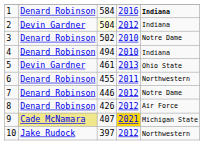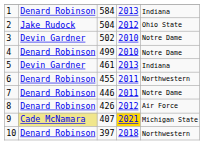(128, 11) 2016 -> (128, 11) 2013
(156, 11) bold -> (156, 11) normal
(53, 25) Devin Gardner -> (48, 25) Jake Rudock
(107, 25) lightyellow background -> (107, 25) no background
(156, 25) Indiana -> (162, 25) Ohio State
(58, 38) Denard Robinson -> (53, 38) Devin Gardner
(107, 52) 494 -> (107, 52) 499
(156, 52) Indiana -> (162, 52) Notre Dame
(162, 65) Ohio State -> (156, 65) Indiana
(128, 92) 2012 -> (128, 92) 2011
(48, 133) Jake Rudock -> (58, 133) Denard Robinson
(128, 133) 2012 -> (128, 133) 2018
